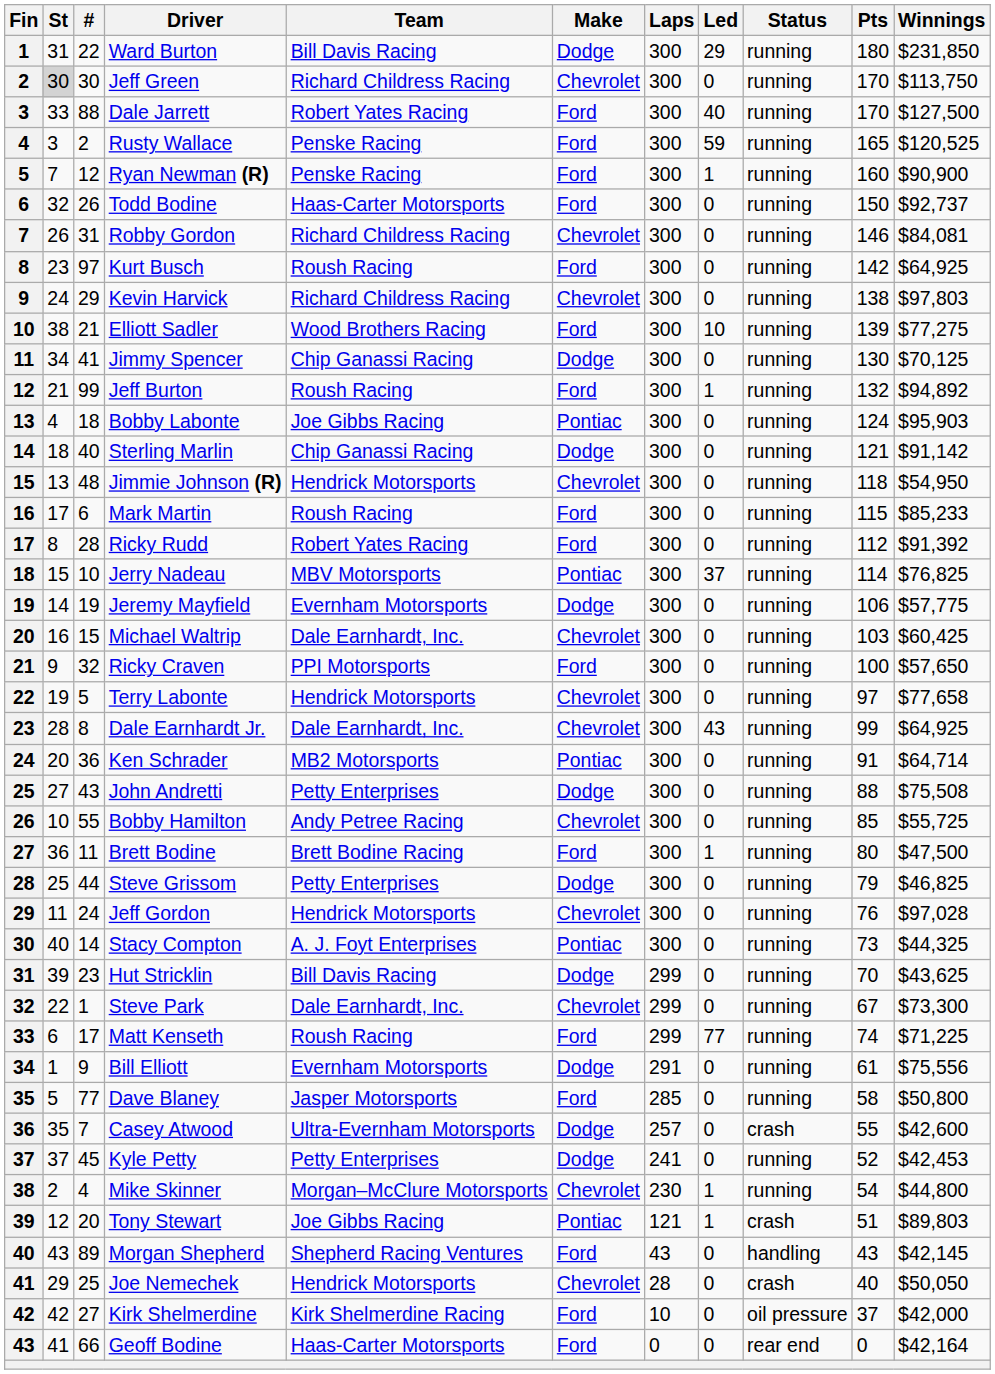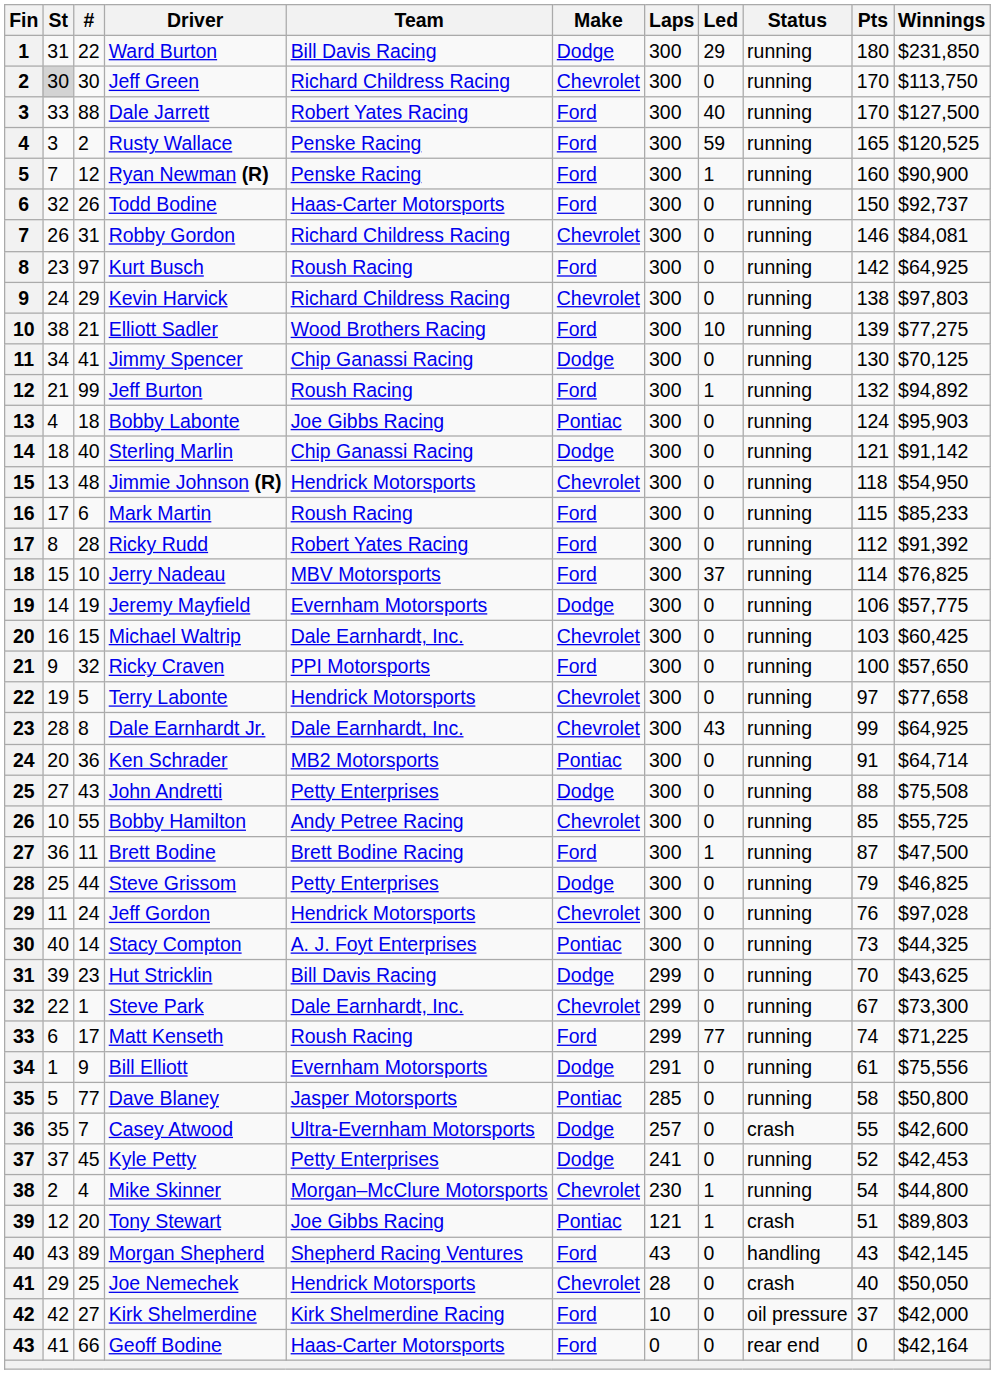(589, 575) Pontiac -> (577, 575) Ford
(867, 852) 80 -> (867, 852) 87
(577, 1098) Ford -> (589, 1098) Pontiac
